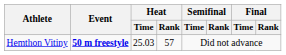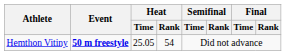(144, 43) 25.03 -> (144, 43) 25.05
(169, 43) 57 -> (169, 43) 54
